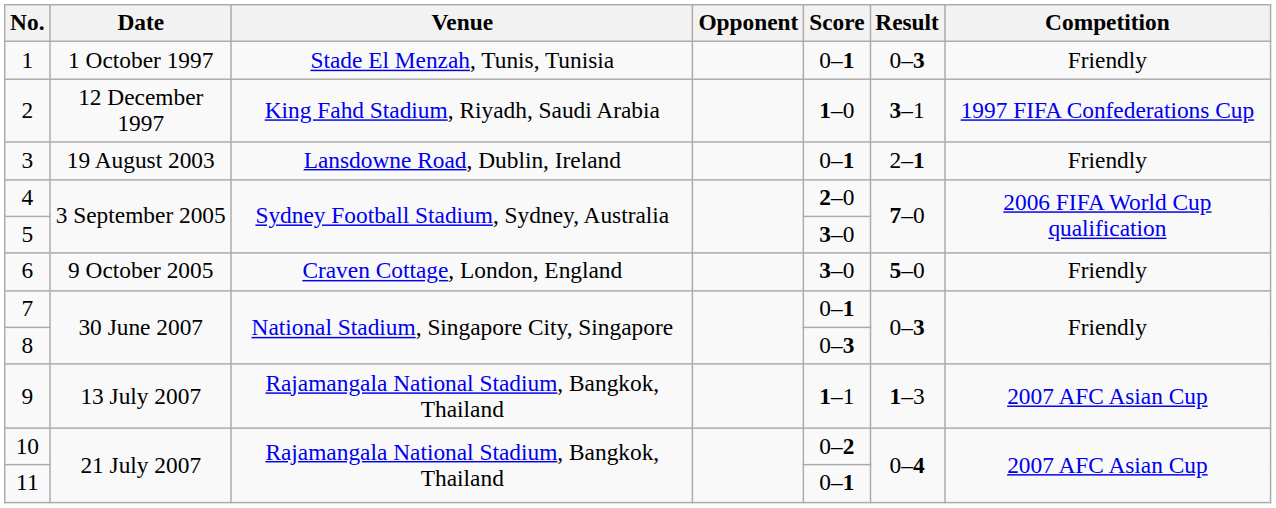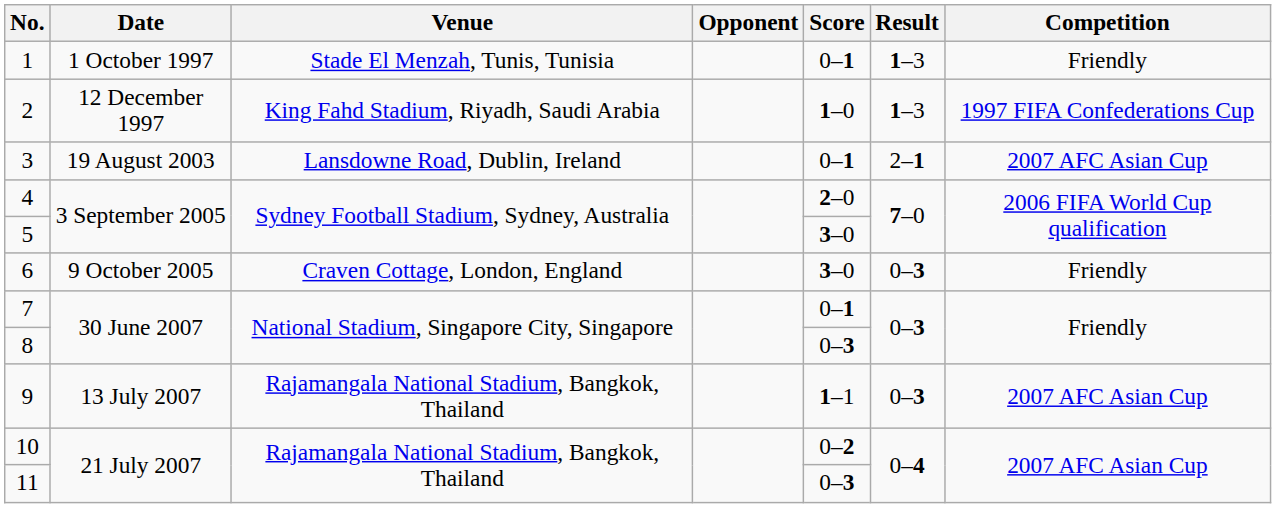(907, 60) 0–3 -> (907, 60) 1–3
(907, 110) 3–1 -> (907, 110) 1–3
(1107, 160) Friendly -> (1107, 160) 2007 AFC Asian Cup
(907, 271) 5–0 -> (907, 271) 0–3
(907, 395) 1–3 -> (907, 395) 0–3
(837, 483) 0–1 -> (837, 483) 0–3
